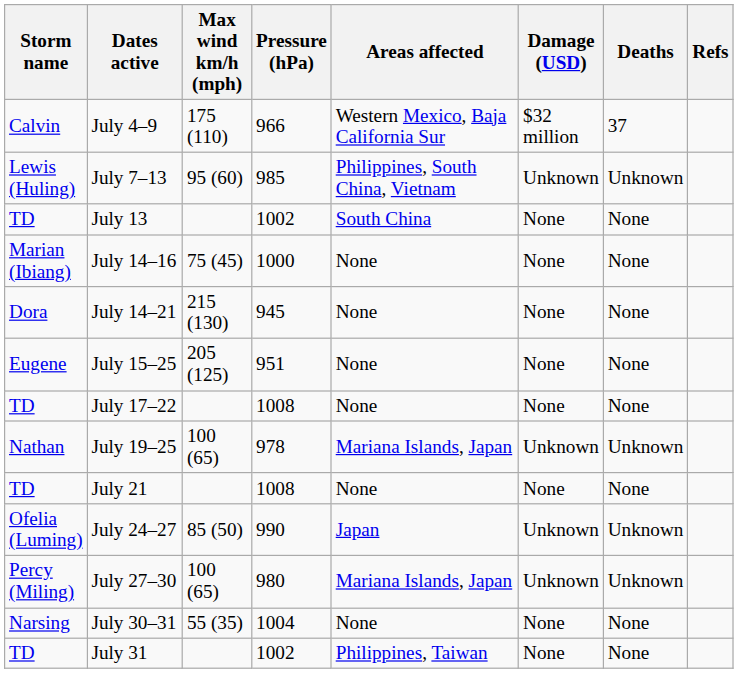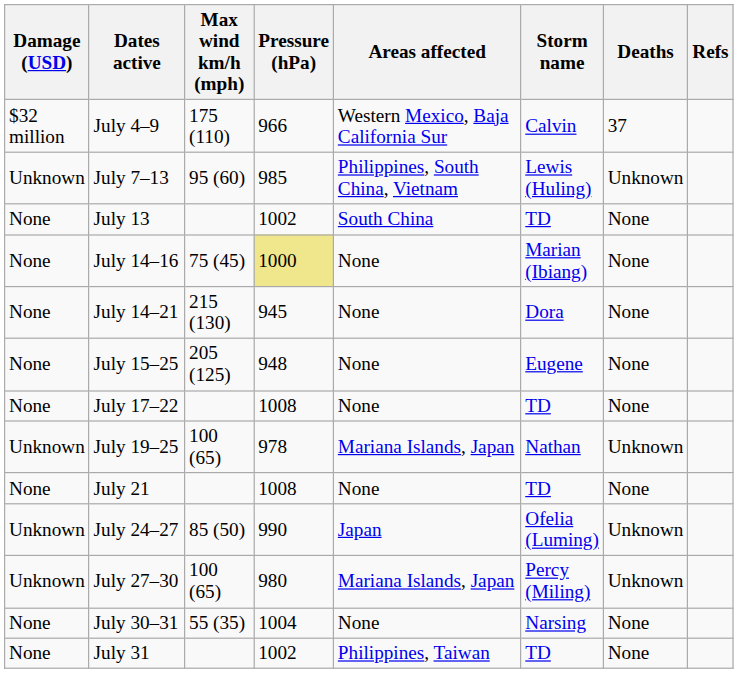columns swapped: (46, 52) <-> (561, 52)
(275, 260) no background -> (277, 260) khaki background
(271, 364) 951 -> (273, 364) 948
